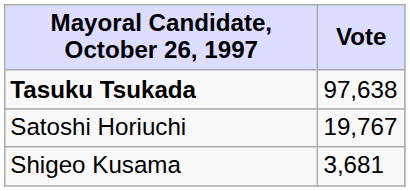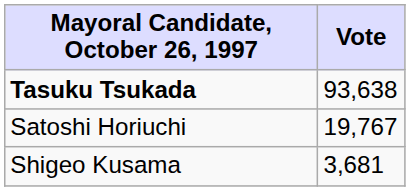(360, 89) 97,638 -> (360, 89) 93,638
